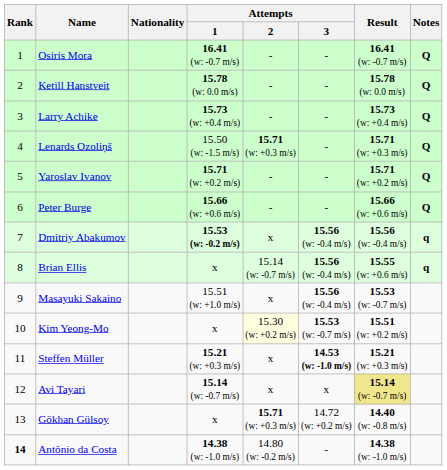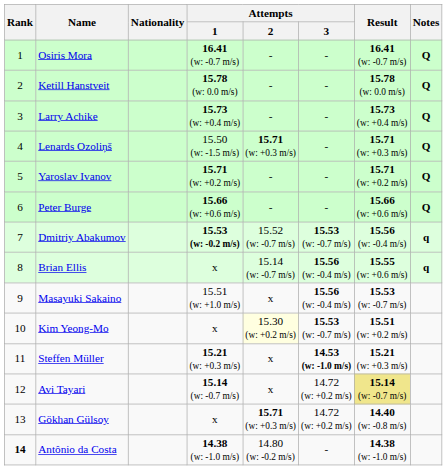(271, 237) x -> (271, 237) 15.52 (w: -0.7 m/s)
(326, 237) 15.56 (w: -0.4 m/s) -> (326, 237) 15.53 (w: -0.7 m/s)
(326, 389) x -> (326, 389) 14.72 (w: +0.2 m/s)
